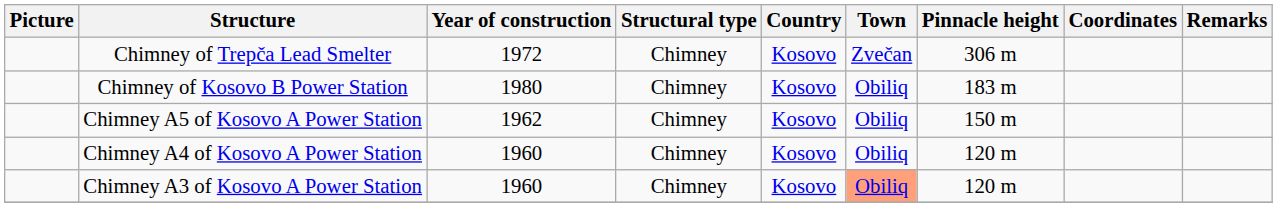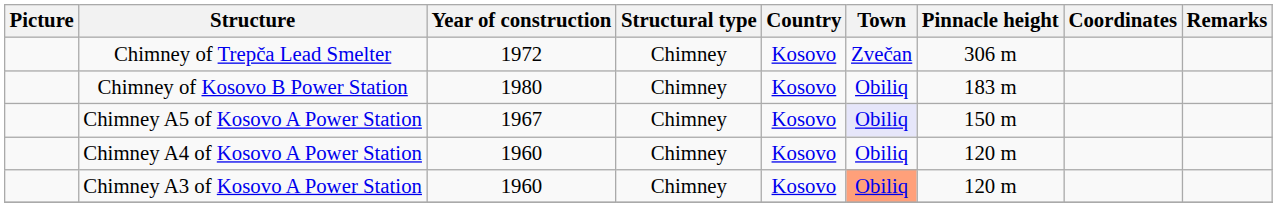(521, 119) 1962 -> (521, 119) 1967
(882, 119) no background -> (882, 119) lavender background
